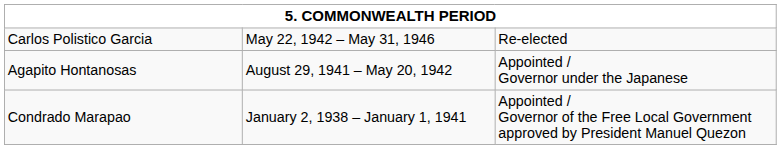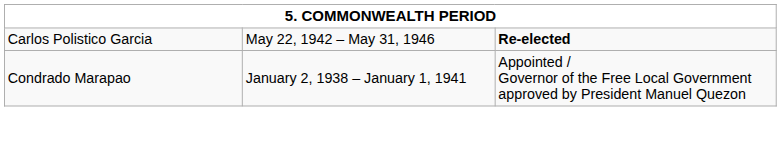(533, 40) normal -> (534, 40) bold
- row: (72, 70)
